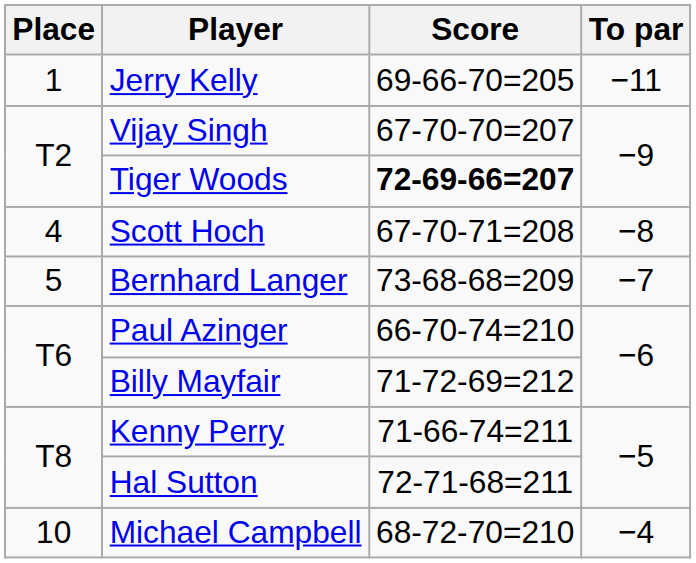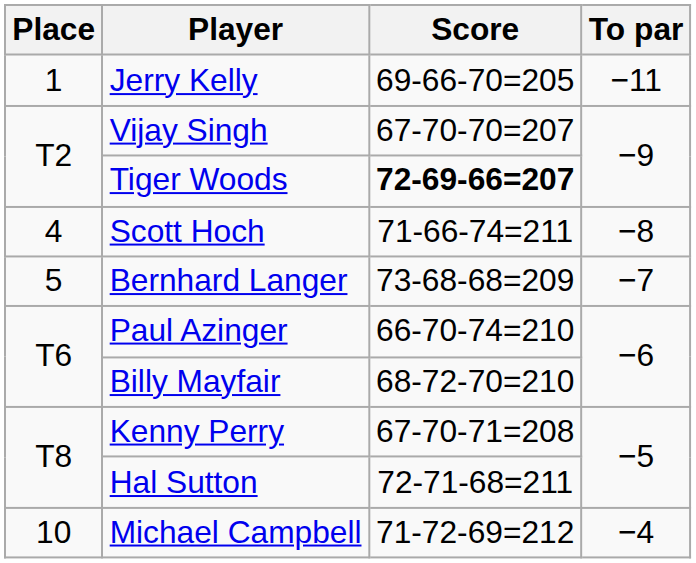(475, 230) 67-70-71=208 -> (475, 230) 71-66-74=211
(475, 381) 71-72-69=212 -> (475, 381) 68-72-70=210
(475, 431) 71-66-74=211 -> (475, 431) 67-70-71=208
(475, 532) 68-72-70=210 -> (475, 532) 71-72-69=212
